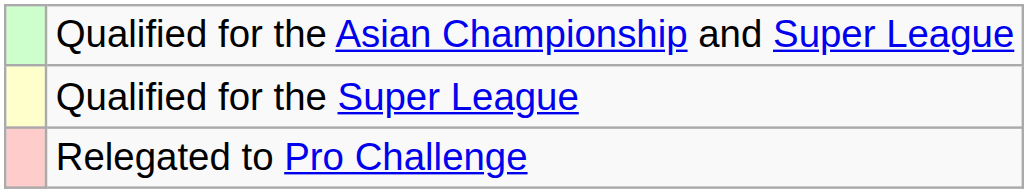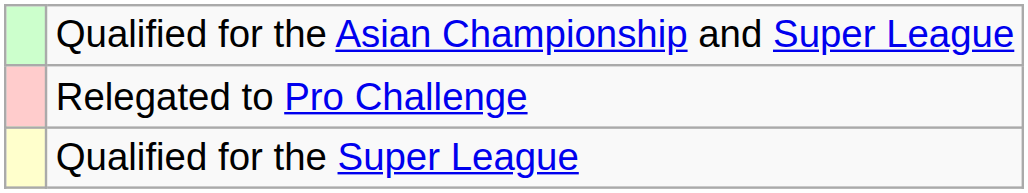rows swapped: (317, 95) <-> (292, 156)
